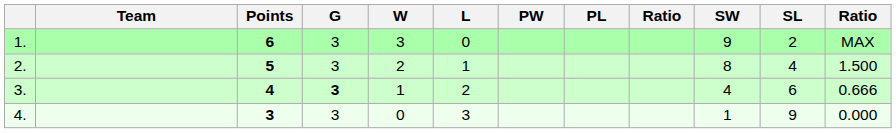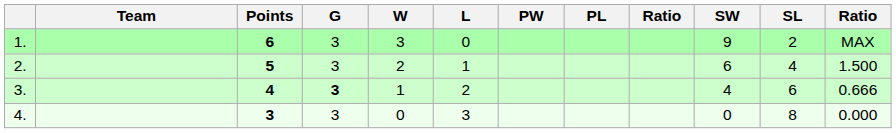(727, 66) 8 -> (727, 66) 6
(727, 115) 1 -> (727, 115) 0
(793, 115) 9 -> (793, 115) 8
